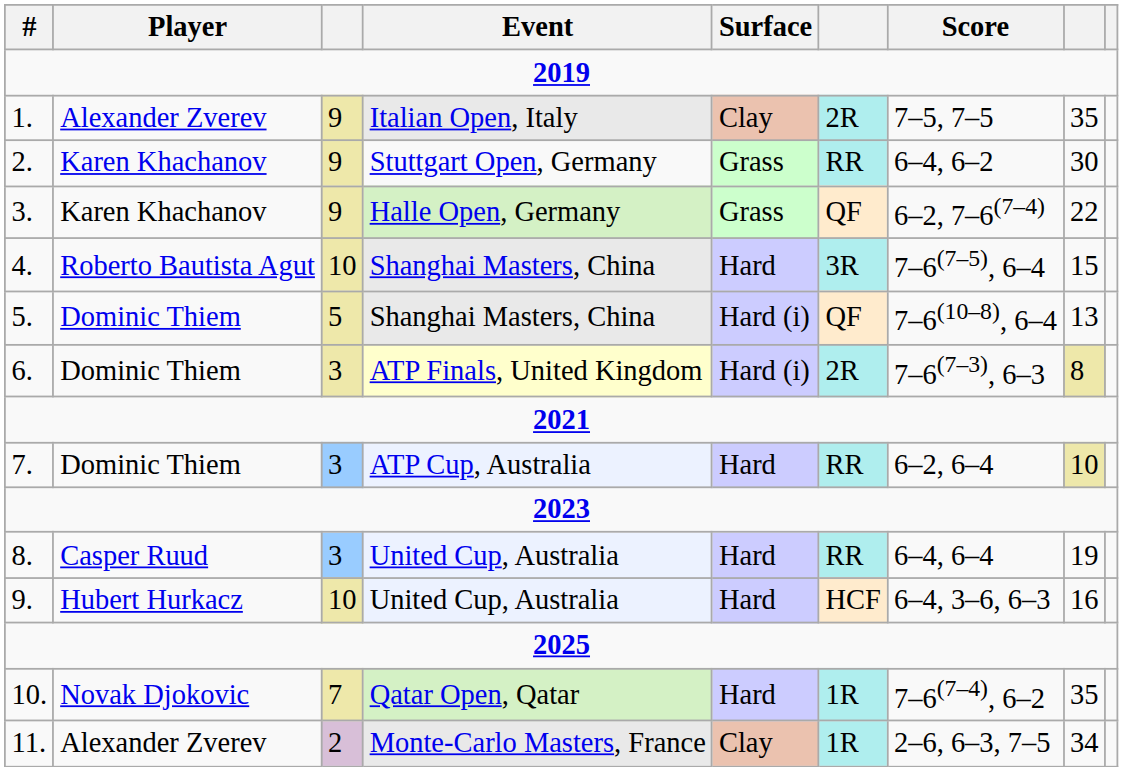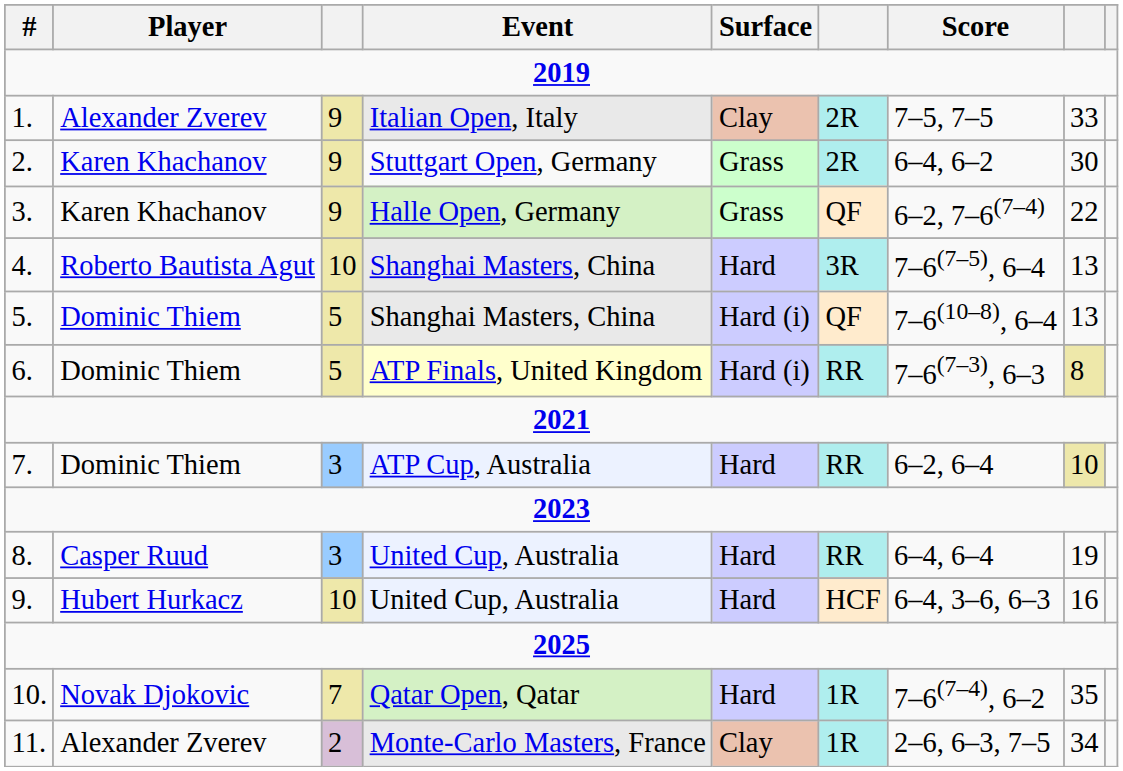(1084, 117) 35 -> (1084, 117) 33
(844, 162) RR -> (842, 162) 2R
(1084, 264) 15 -> (1084, 264) 13
(335, 370) 3 -> (335, 370) 5
(842, 370) 2R -> (844, 370) RR
